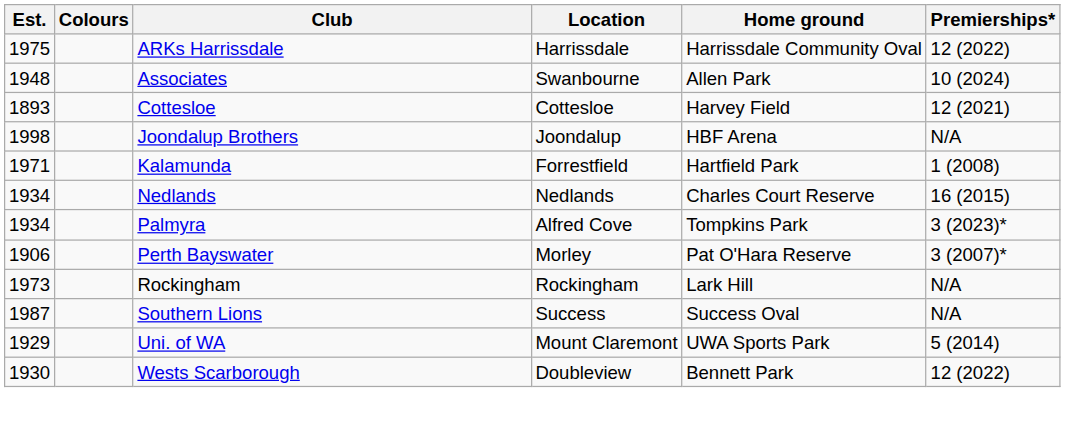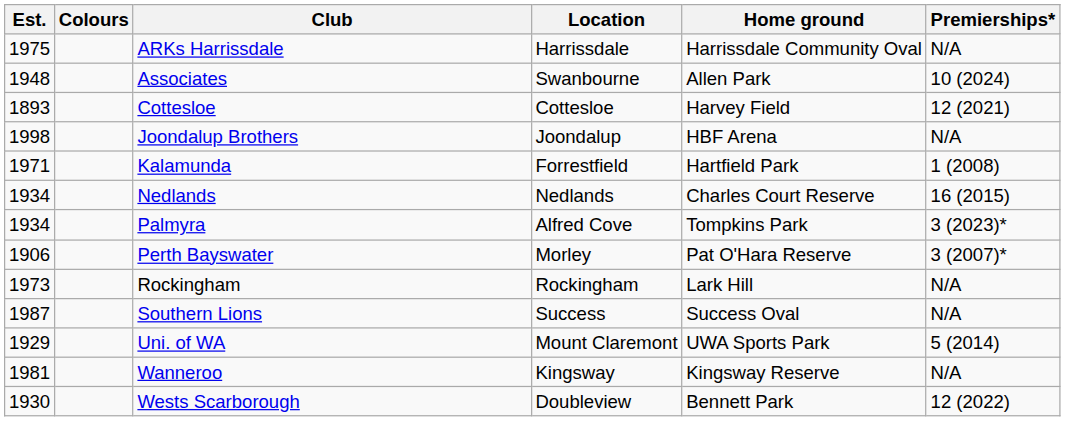(970, 49) 12 (2022) -> (946, 49) N/A
+ row: (180, 372)
